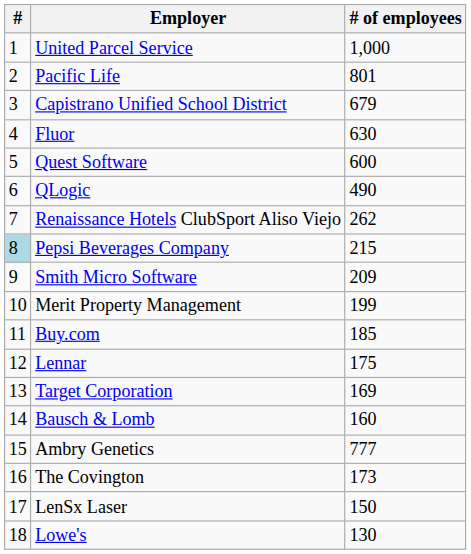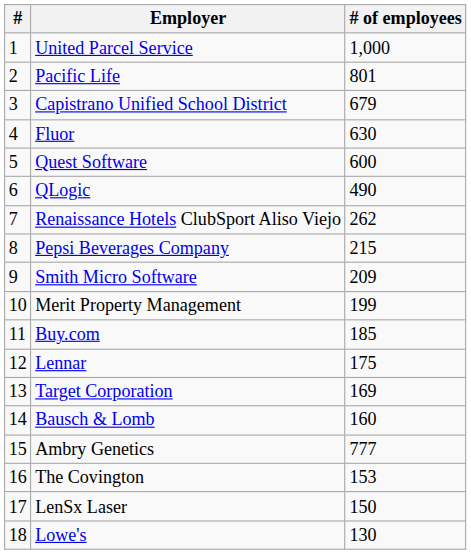(13, 248) lightblue background -> (13, 248) no background
(363, 477) 173 -> (363, 477) 153
